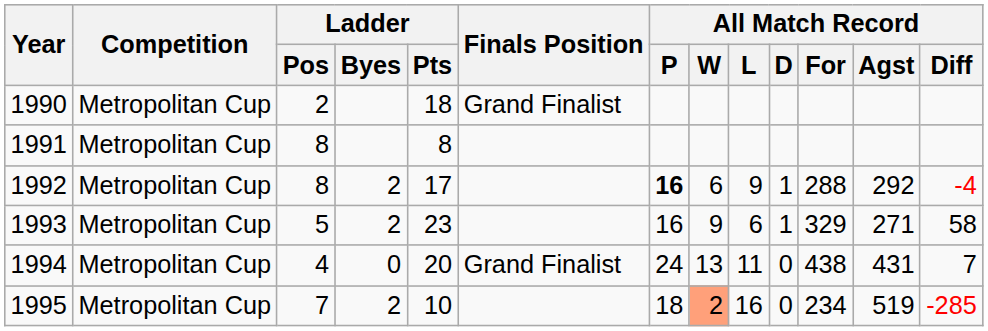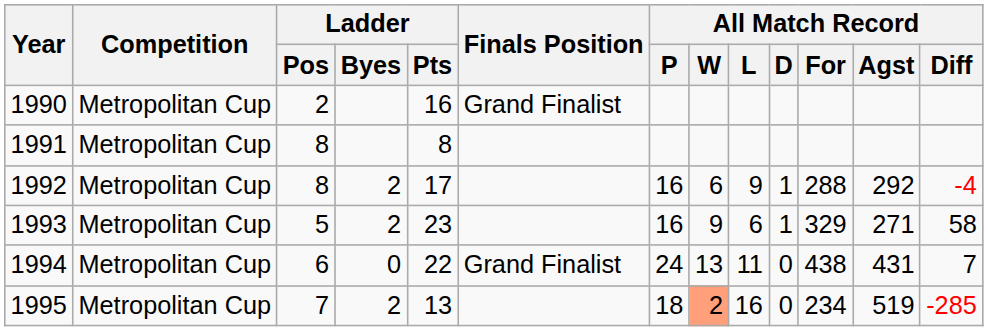(438, 104) 18 -> (438, 104) 16
(669, 184) bold -> (669, 184) normal
(322, 265) 4 -> (322, 265) 6
(438, 265) 20 -> (438, 265) 22
(438, 305) 10 -> (438, 305) 13
